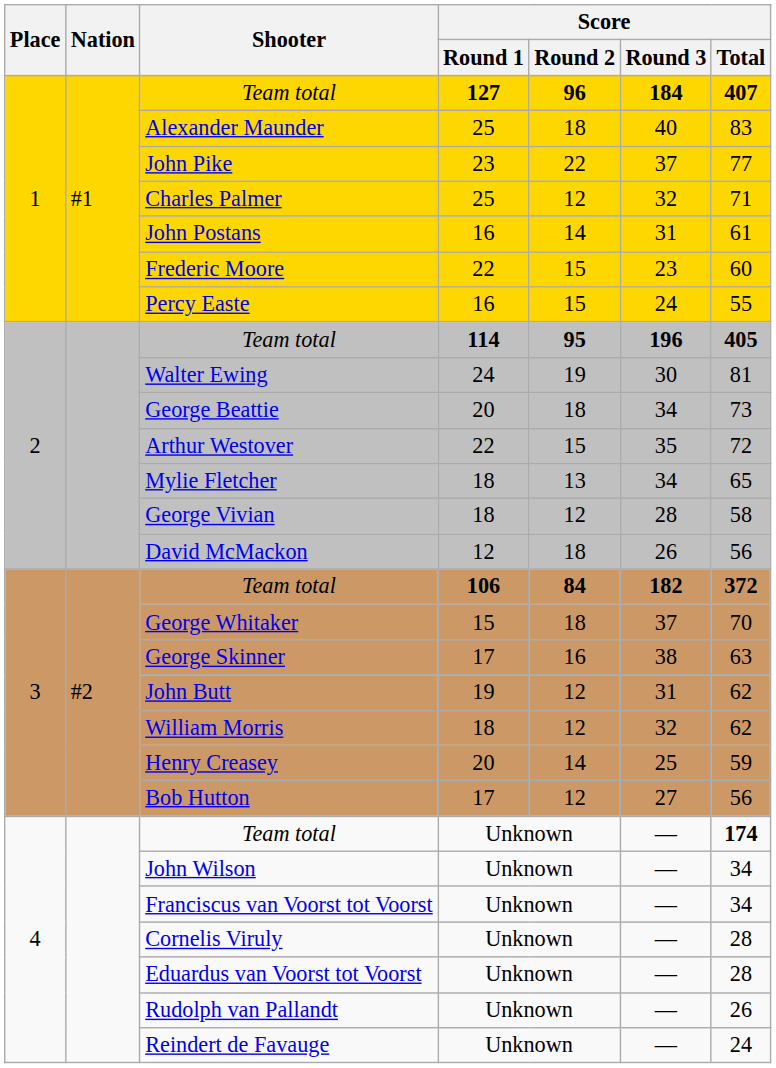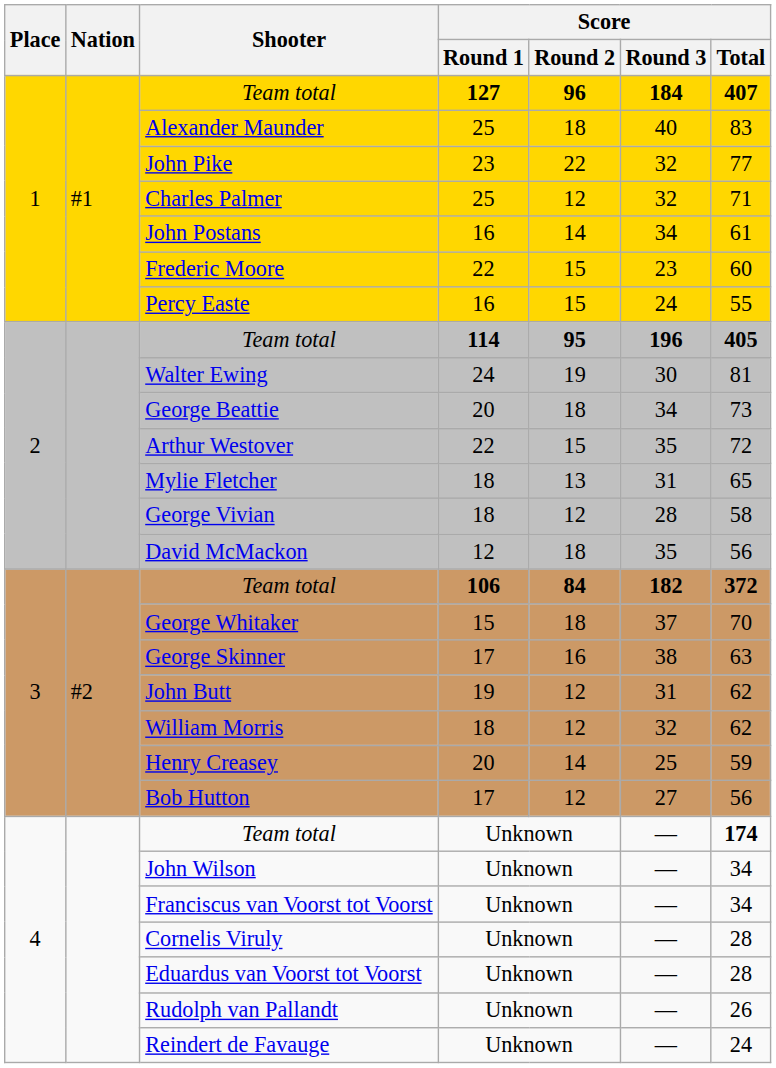(666, 163) 37 -> (666, 163) 32
(666, 233) 31 -> (666, 233) 34
(666, 480) 34 -> (666, 480) 31
(666, 551) 26 -> (666, 551) 35
